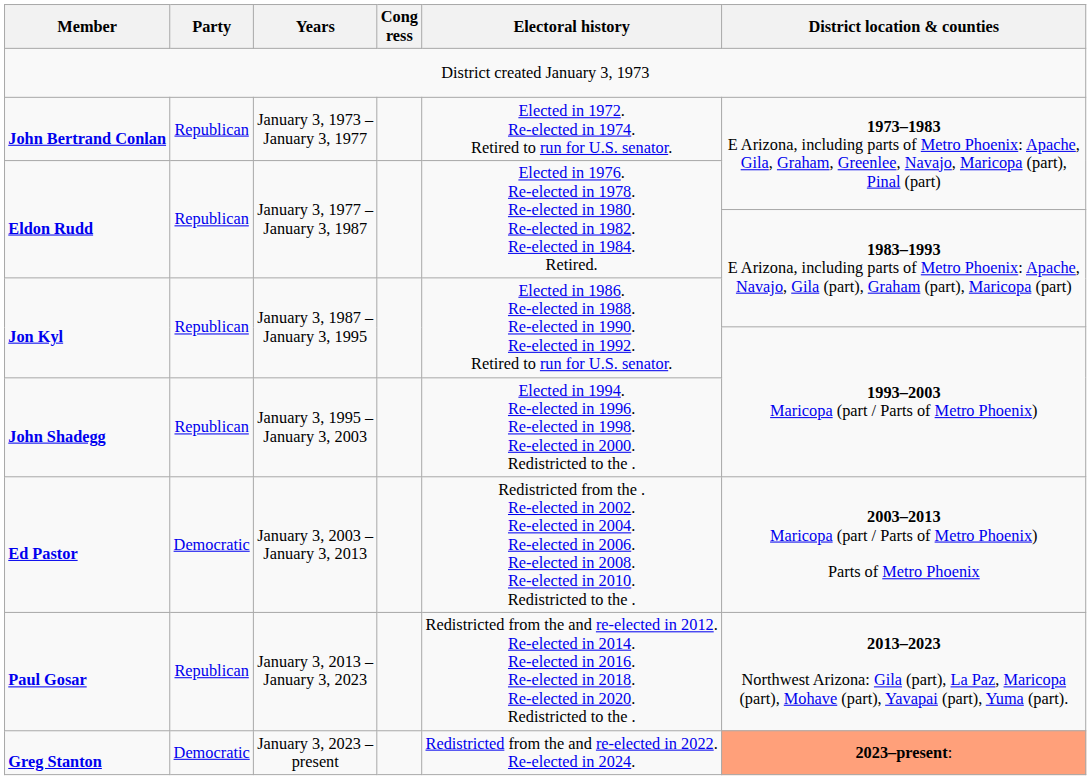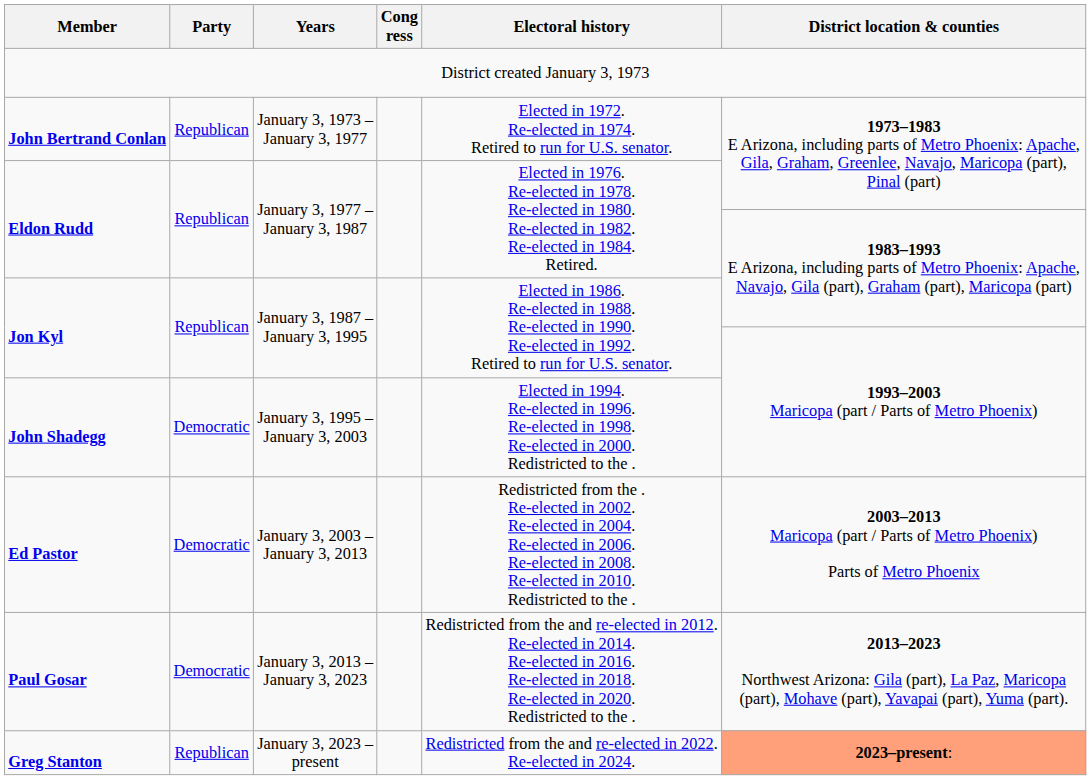(212, 426) Republican -> (212, 426) Democratic
(212, 671) Republican -> (212, 671) Democratic
(212, 752) Democratic -> (212, 752) Republican
